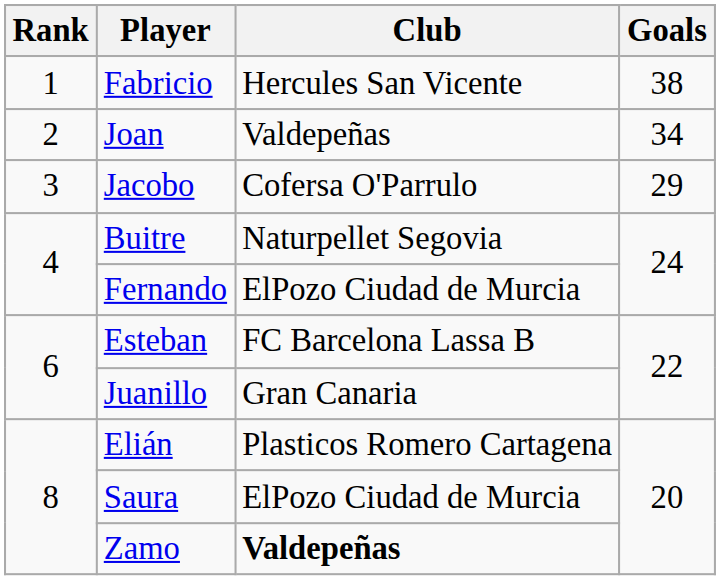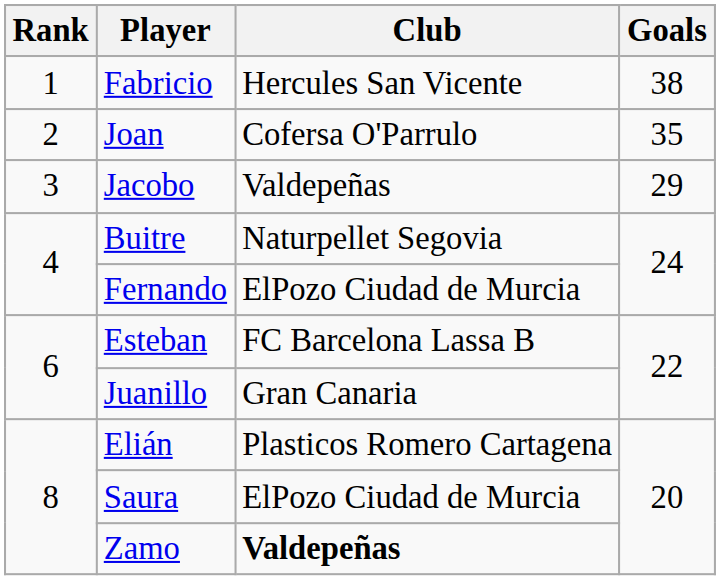(316, 133) Valdepeñas -> (360, 133) Cofersa O'Parrulo
(667, 133) 34 -> (667, 133) 35
(360, 185) Cofersa O'Parrulo -> (316, 185) Valdepeñas
